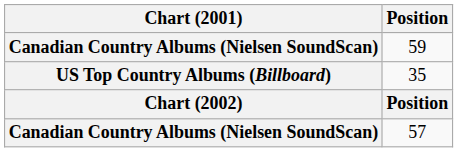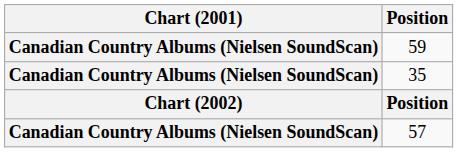(193, 75) US Top Country Albums (Billboard) -> (193, 75) Canadian Country Albums (Nielsen SoundScan)
